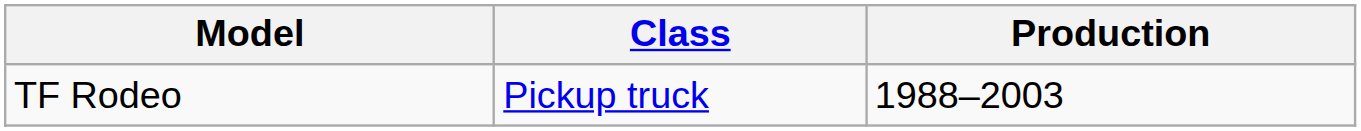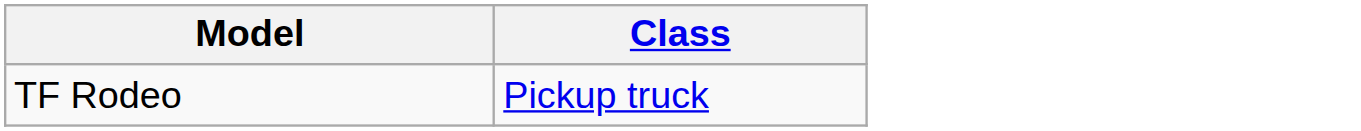- column: (1111, 34)
